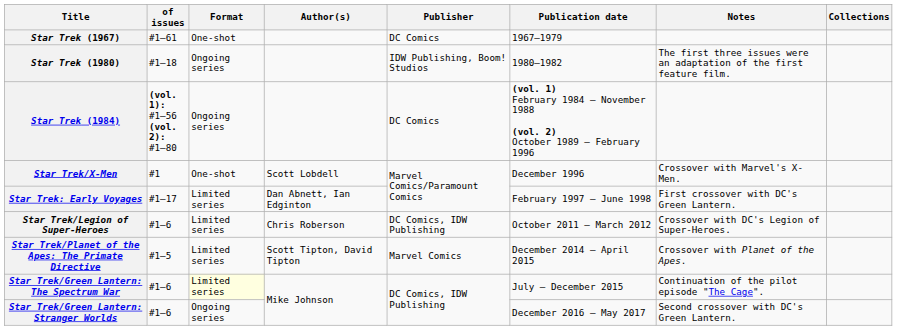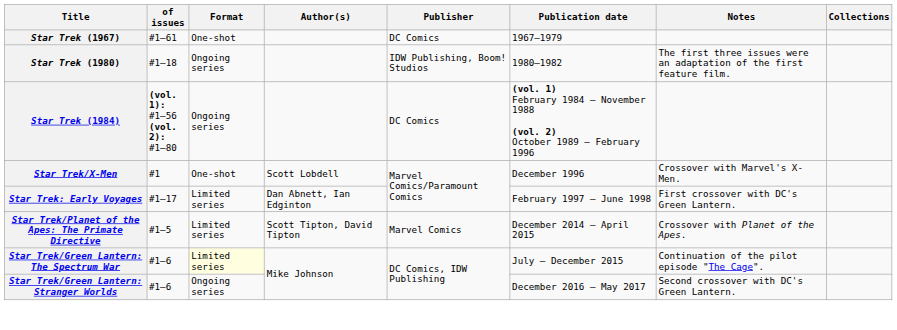- row: (76, 225)
